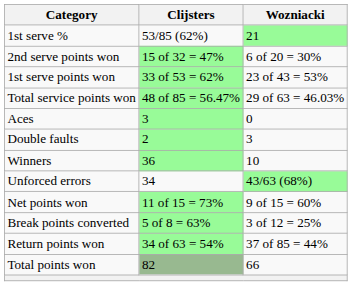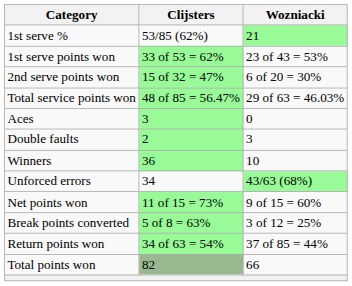rows swapped: (61, 77) <-> (63, 56)
